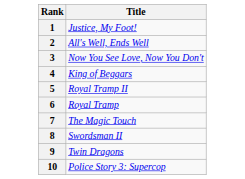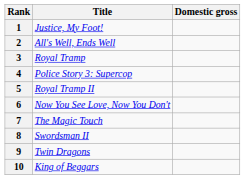+ column: (206, 12)
(136, 58) Now You See Love, Now You Don't -> (60, 58) Royal Tramp
(100, 74) King of Beggars -> (83, 74) Police Story 3: Supercop
(94, 105) Royal Tramp -> (102, 105) Now You See Love, Now You Don't
(117, 167) Police Story 3: Supercop -> (67, 167) King of Beggars
